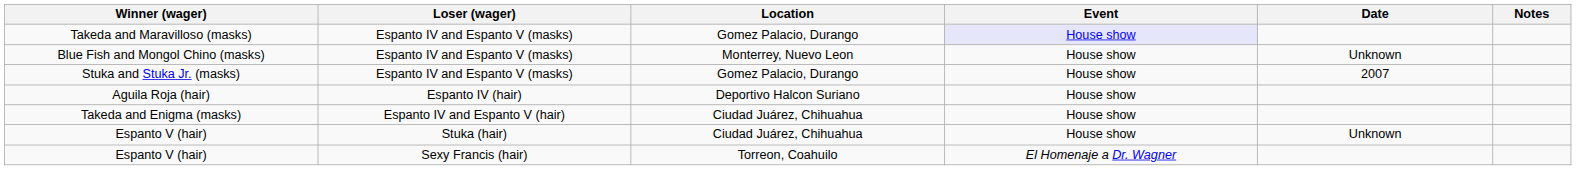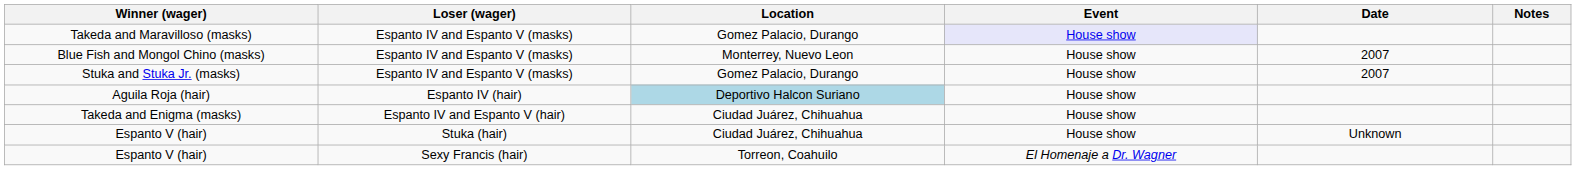(1375, 54) Unknown -> (1375, 54) 2007
(788, 94) no background -> (788, 94) lightblue background
